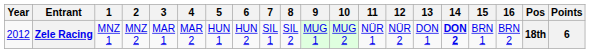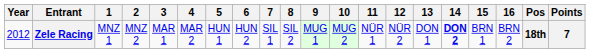(567, 34) 6 -> (567, 34) 7
